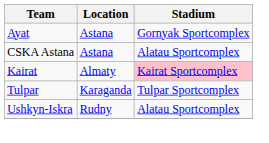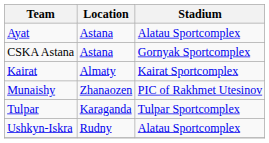(193, 33) Gornyak Sportcomplex -> (189, 33) Alatau Sportcomplex
(188, 52) Alatau Sportcomplex -> (194, 52) Gornyak Sportcomplex
(187, 71) pink background -> (188, 71) no background
+ row: (31, 90)
